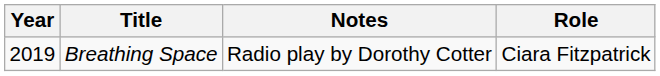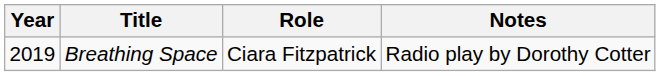columns swapped: (576, 20) <-> (359, 20)
